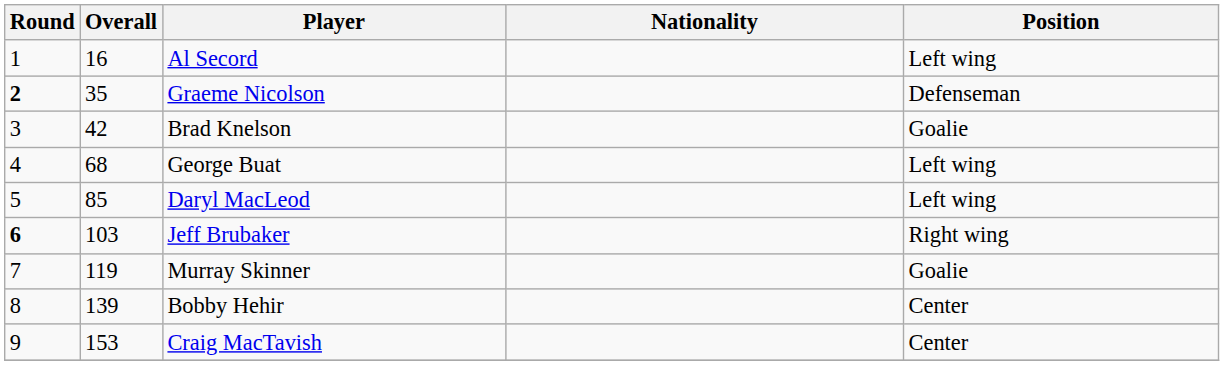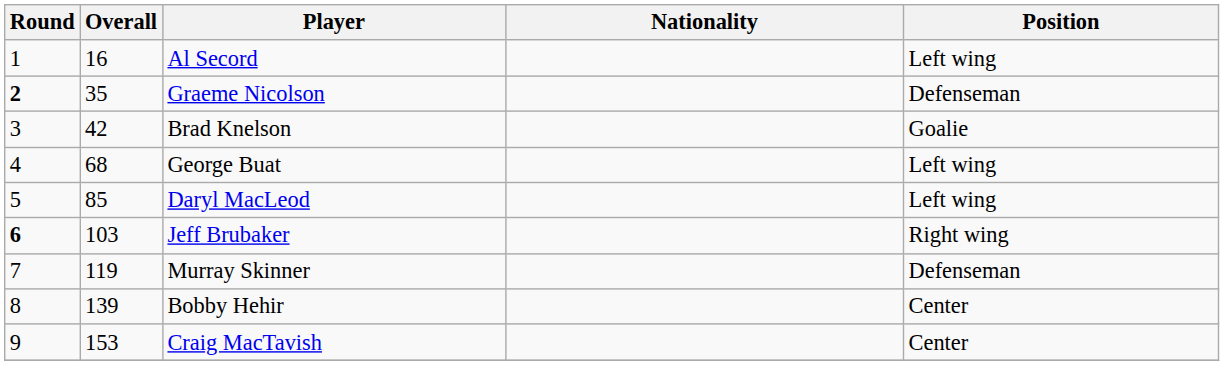(938, 270) Goalie -> (965, 270) Defenseman
